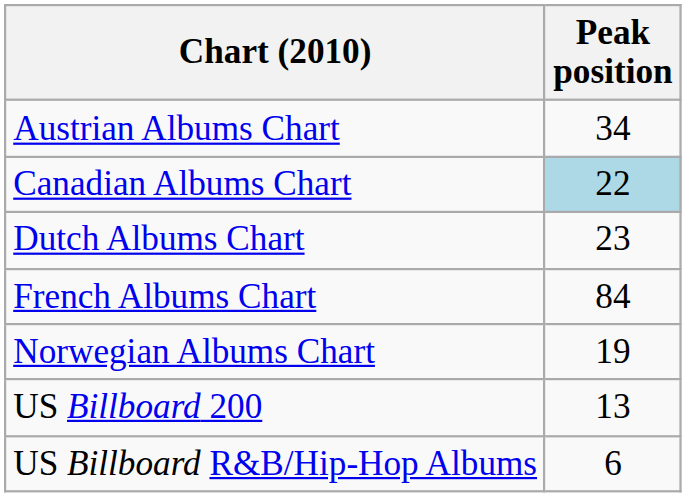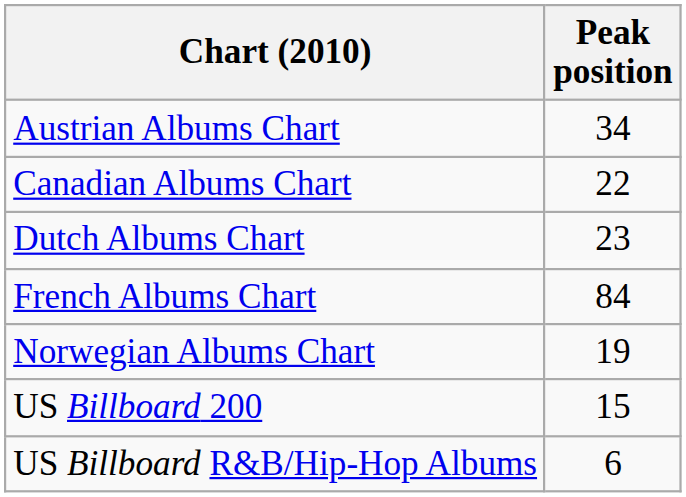(613, 183) lightblue background -> (613, 183) no background
(613, 406) 13 -> (613, 406) 15
